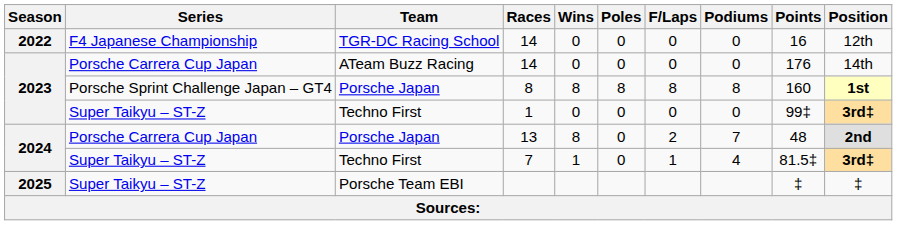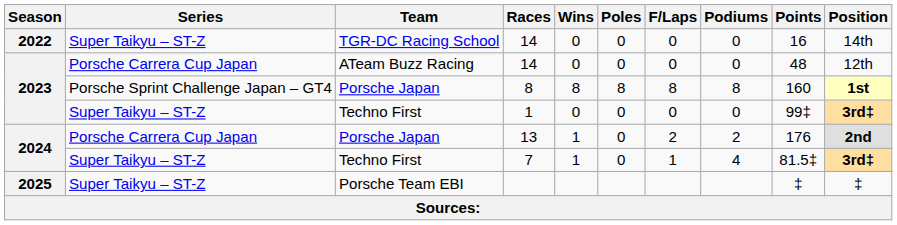(163, 41) F4 Japanese Championship -> (137, 41) Super Taikyu – ST-Z
(858, 41) 12th -> (858, 41) 14th
(798, 65) 176 -> (798, 65) 48
(858, 65) 14th -> (858, 65) 12th
(576, 136) 8 -> (576, 136) 1
(736, 136) 7 -> (736, 136) 2
(798, 136) 48 -> (798, 136) 176
